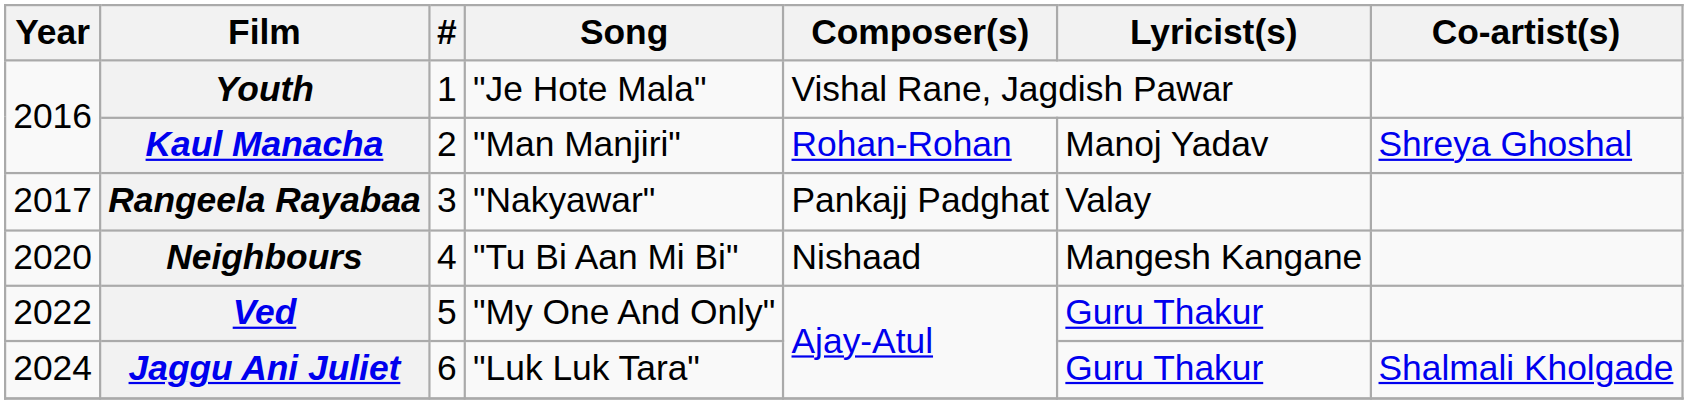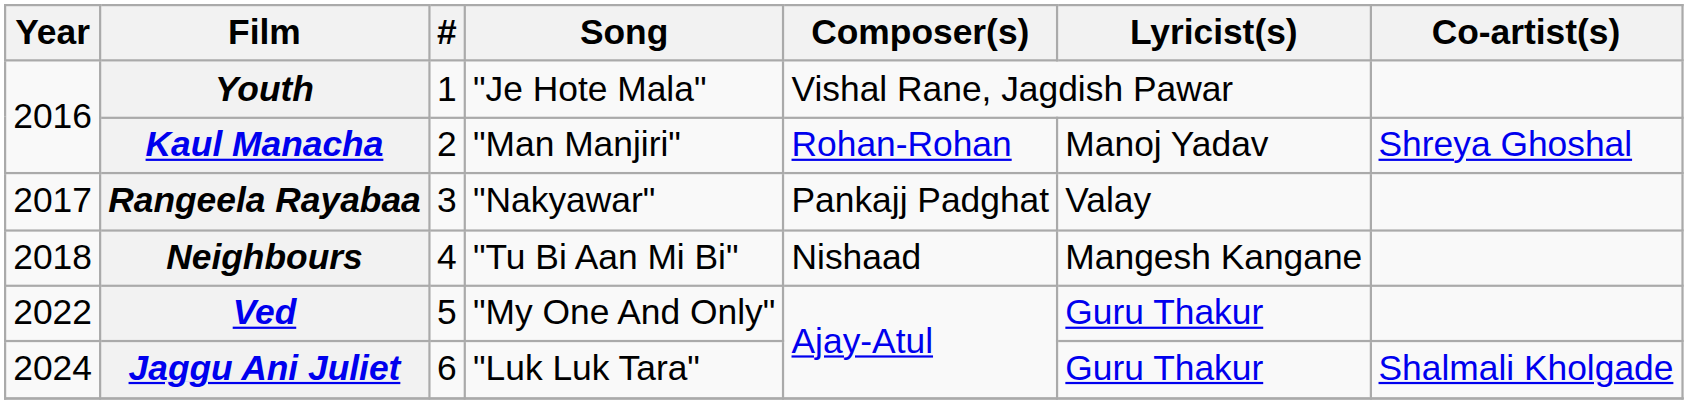(53, 256) 2020 -> (53, 256) 2018
